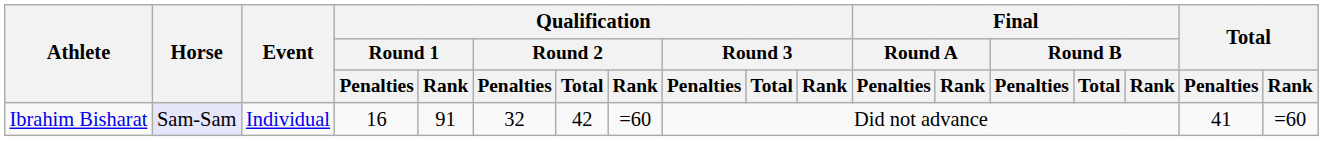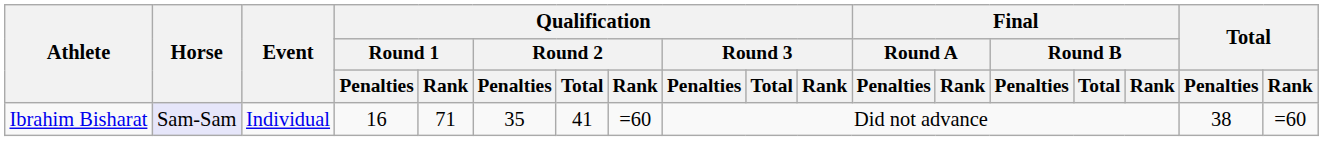(446, 119) 91 -> (446, 119) 71
(515, 119) 32 -> (515, 119) 35
(582, 119) 42 -> (582, 119) 41
(1221, 119) 41 -> (1221, 119) 38
